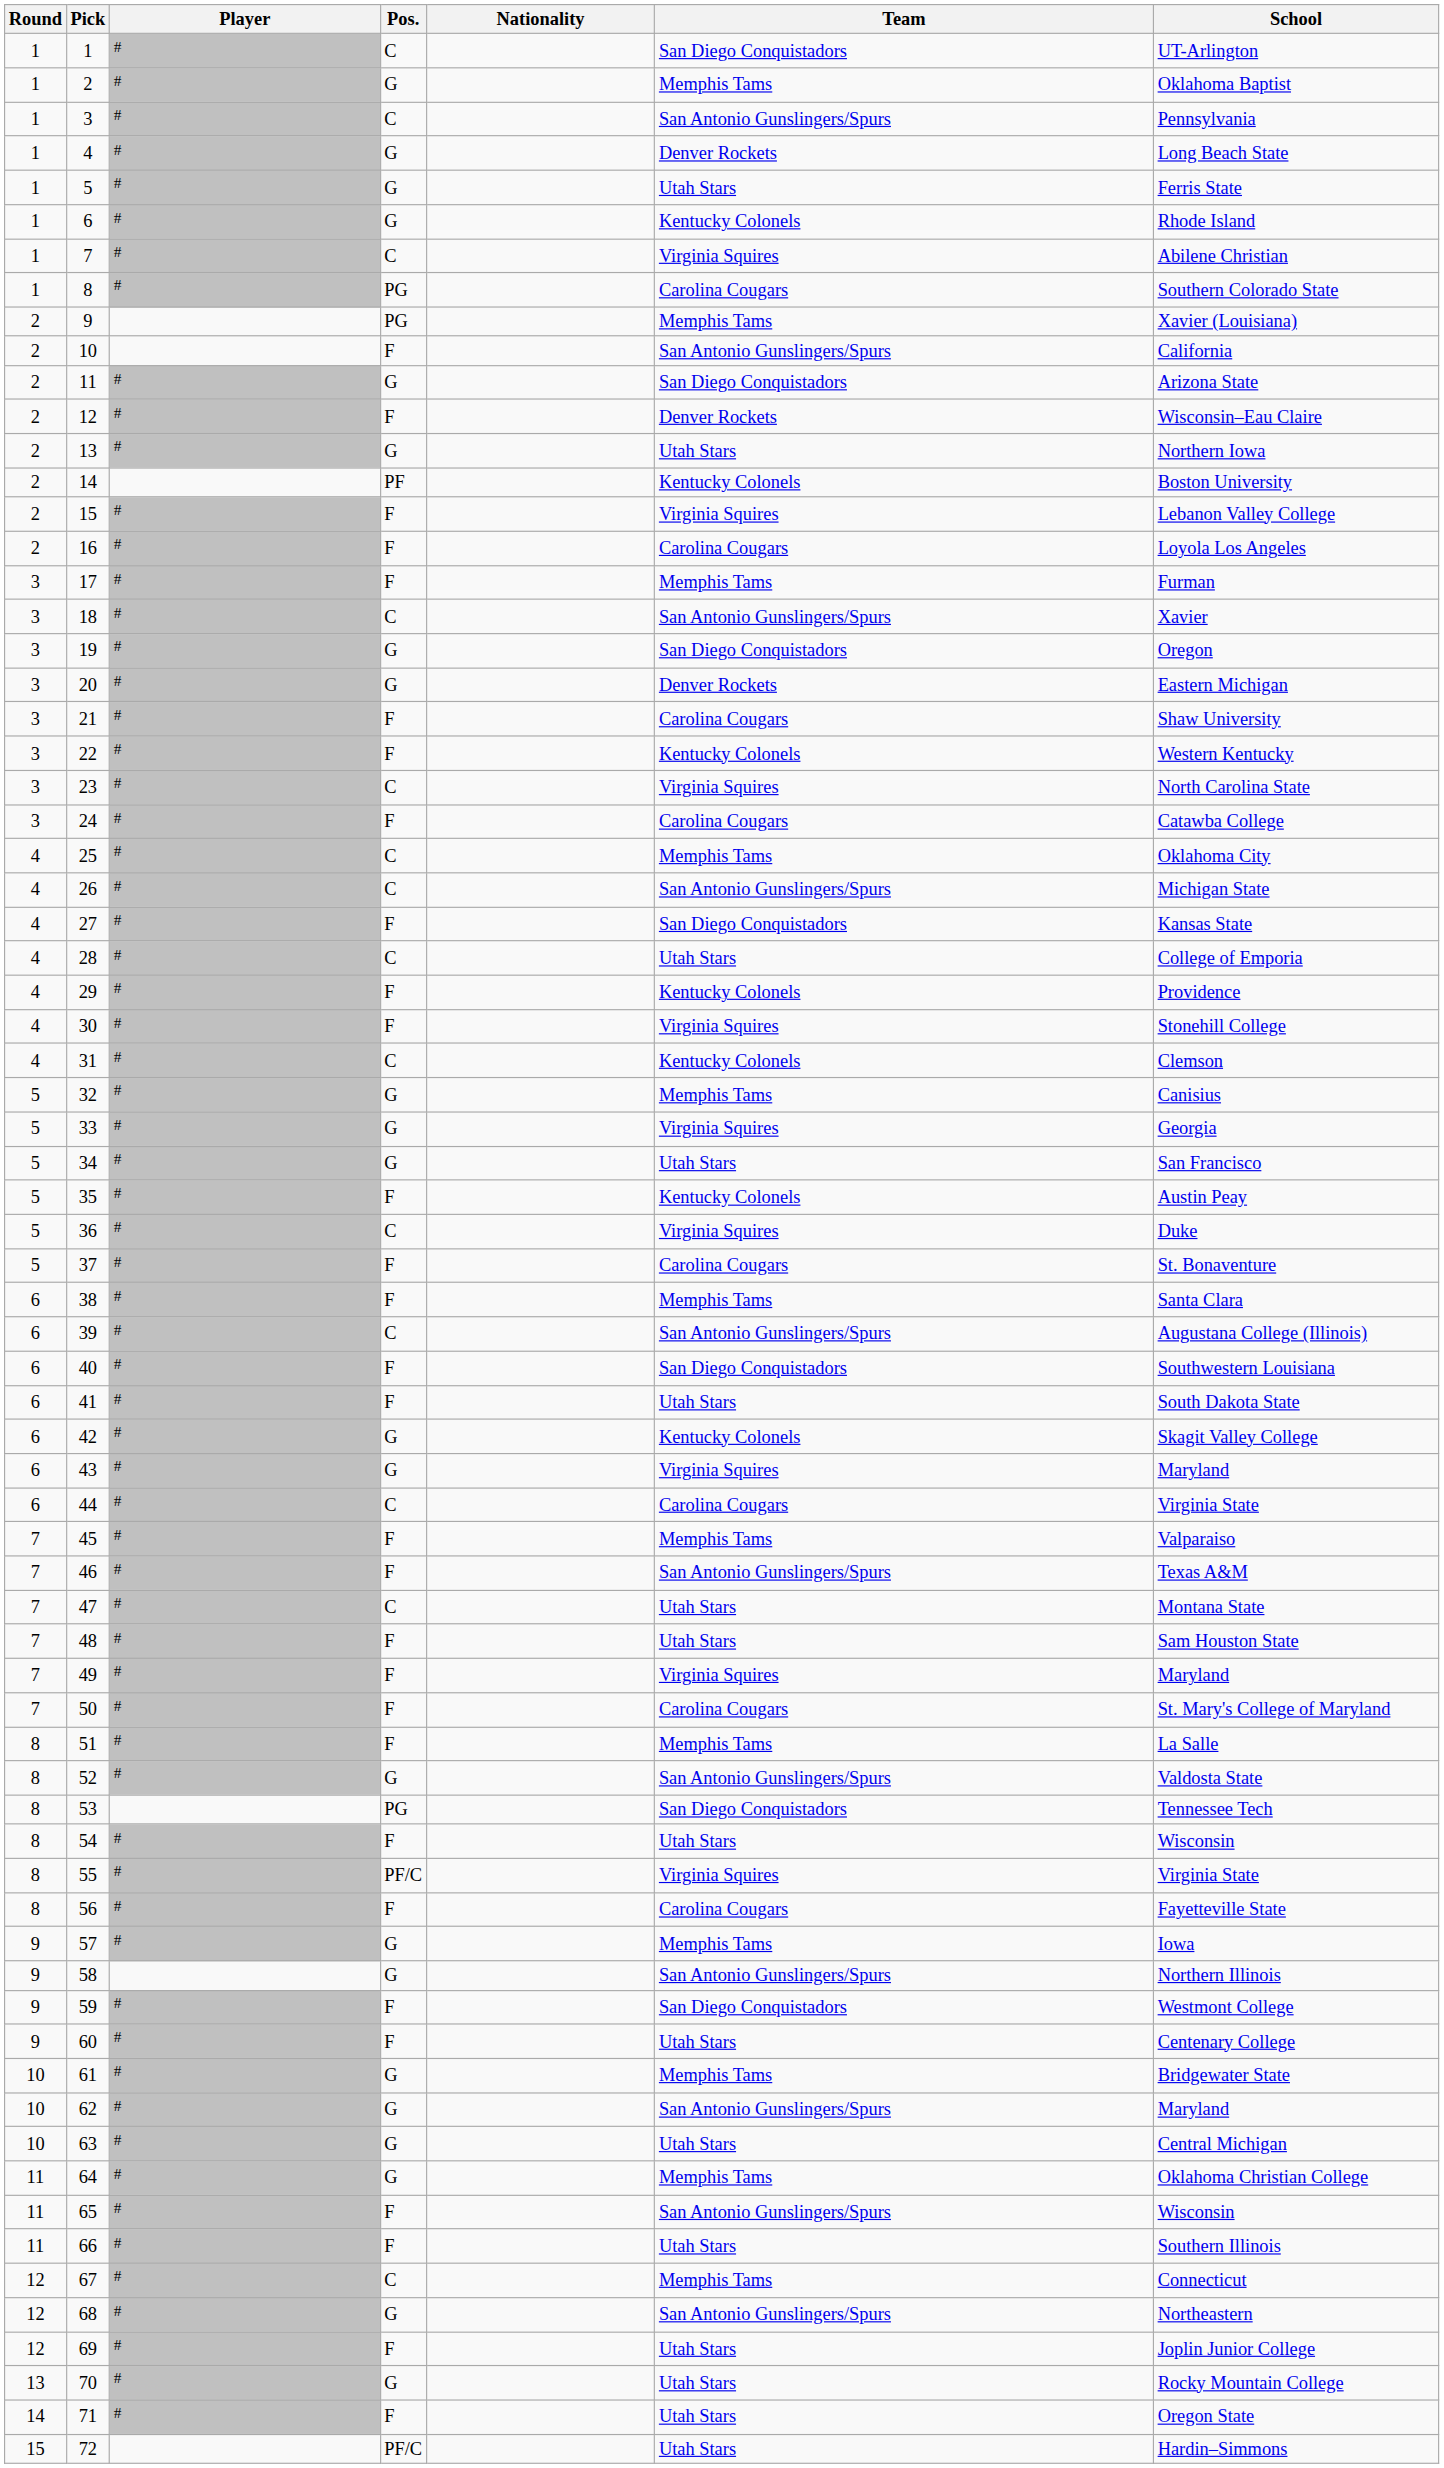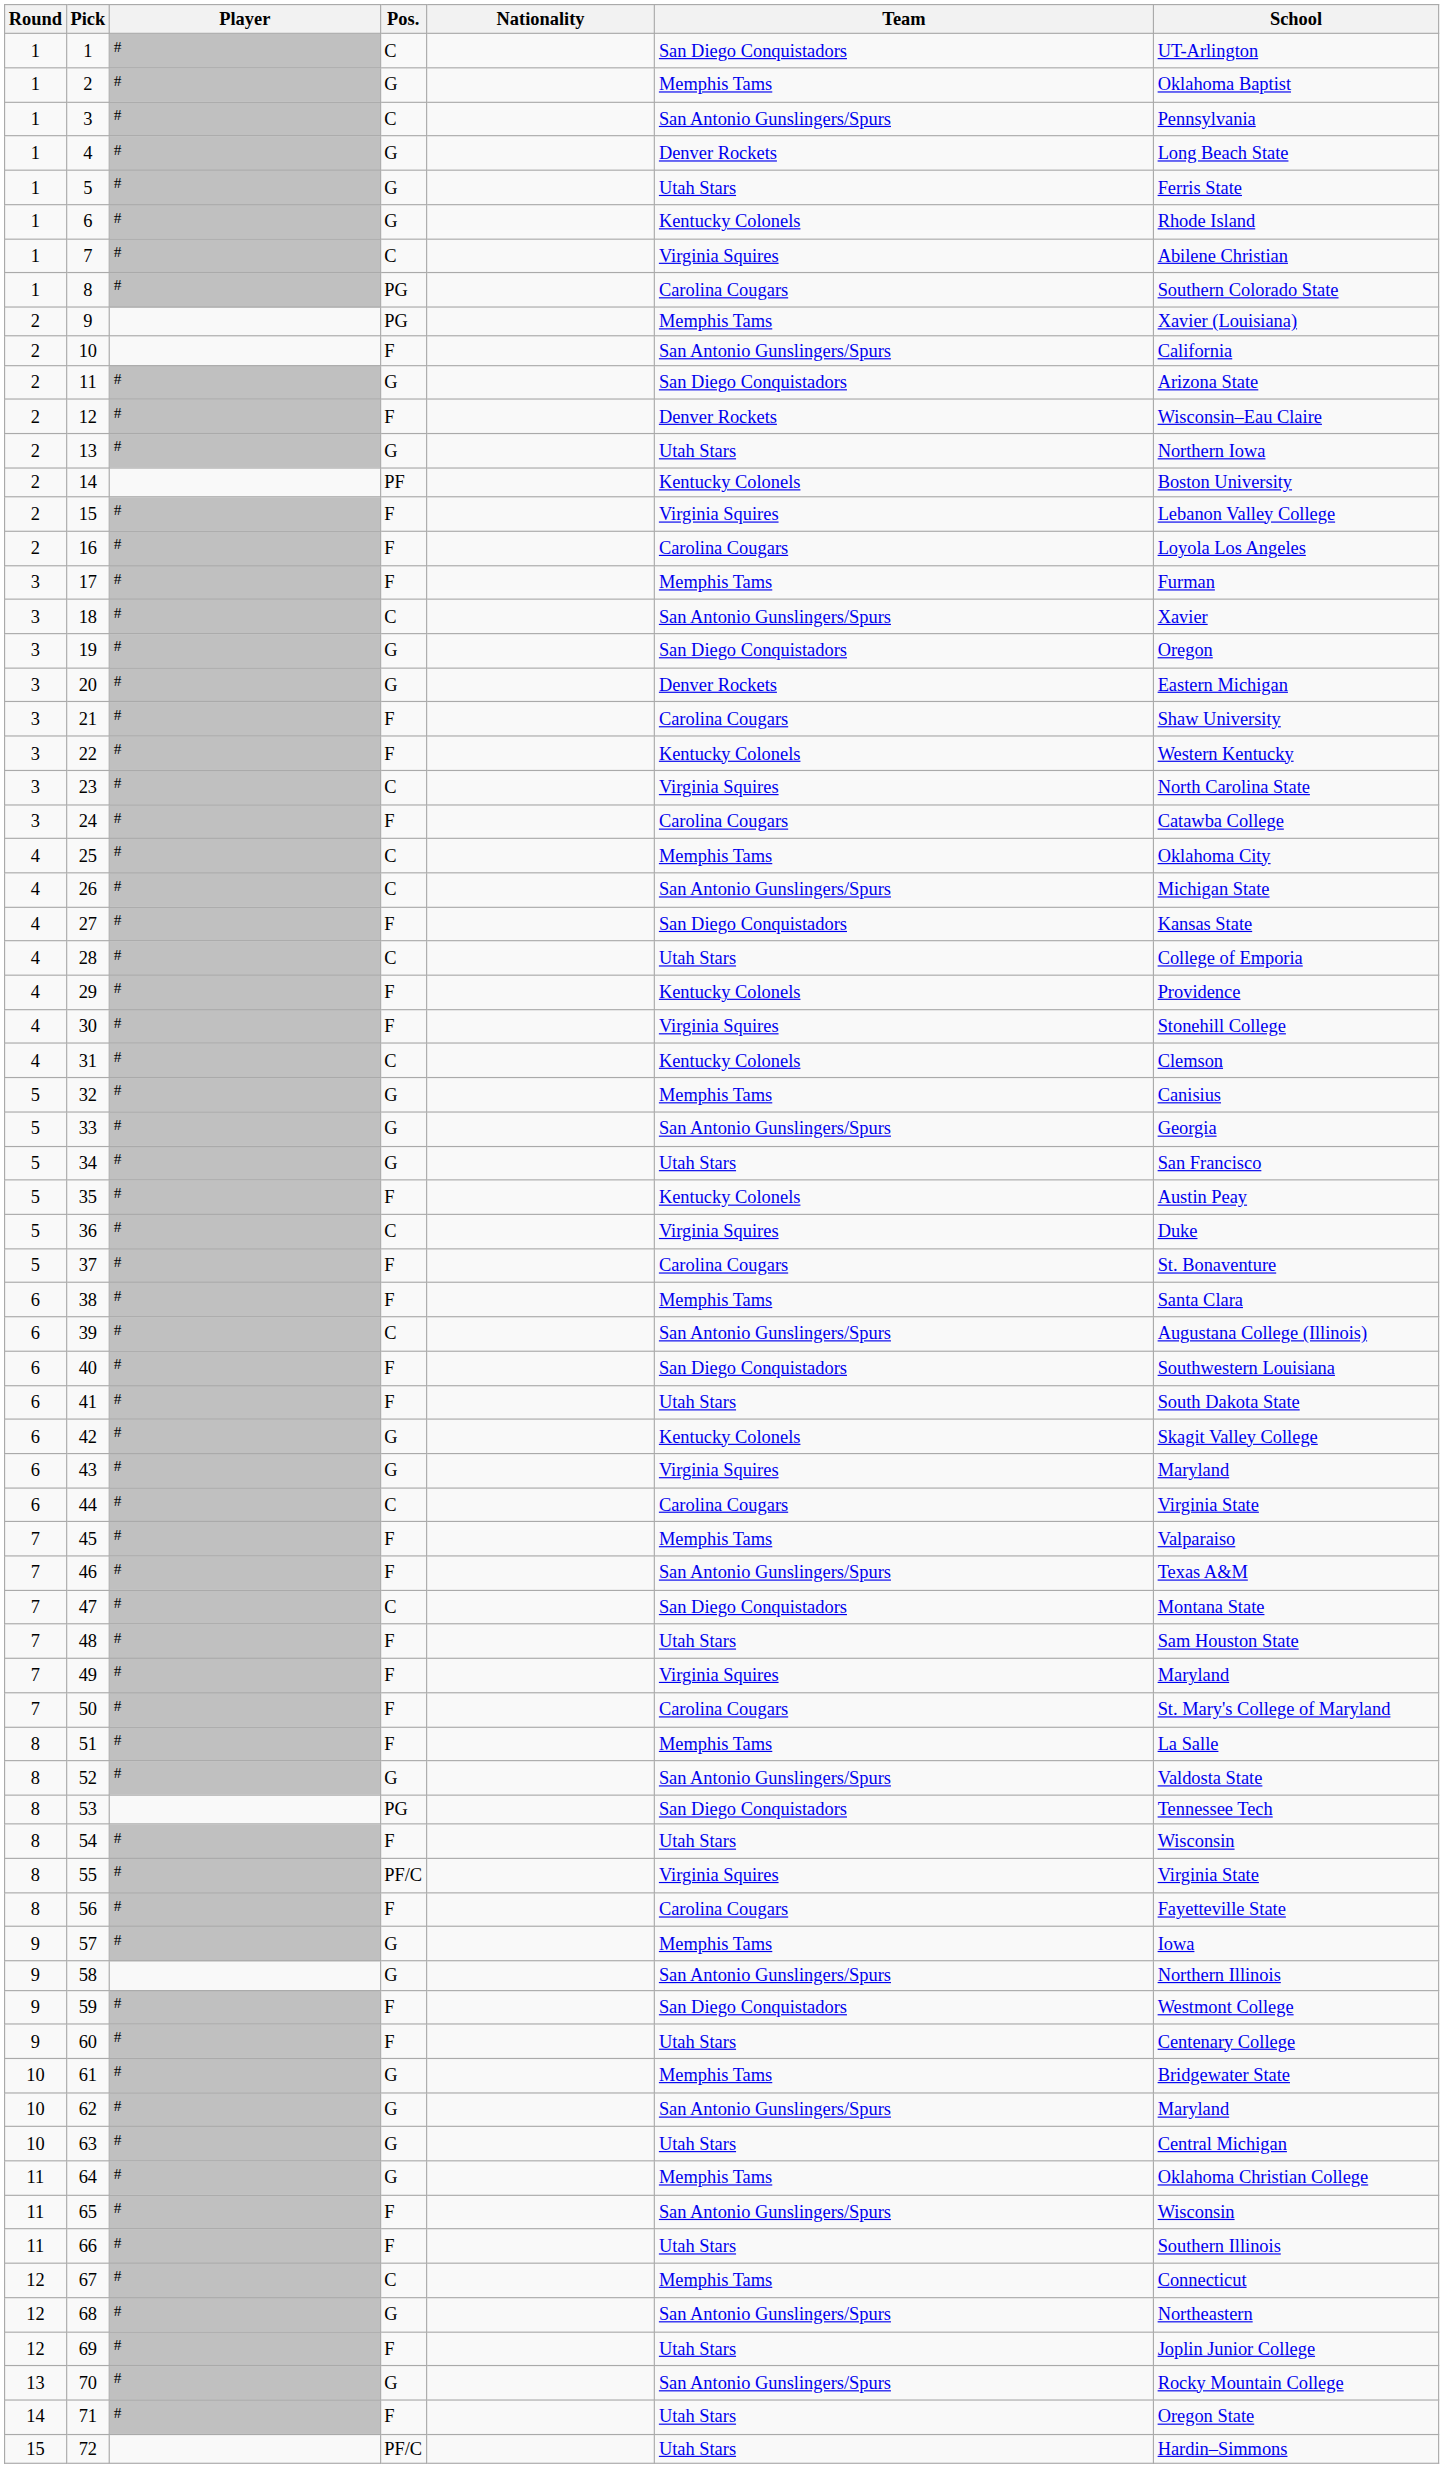(719, 1128) Virginia Squires -> (775, 1128) San Antonio Gunslingers/Spurs
(697, 1607) Utah Stars -> (753, 1607) San Diego Conquistadors
(697, 2382) Utah Stars -> (775, 2382) San Antonio Gunslingers/Spurs
